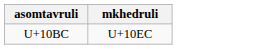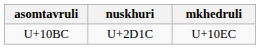+ column: (130, 14)
